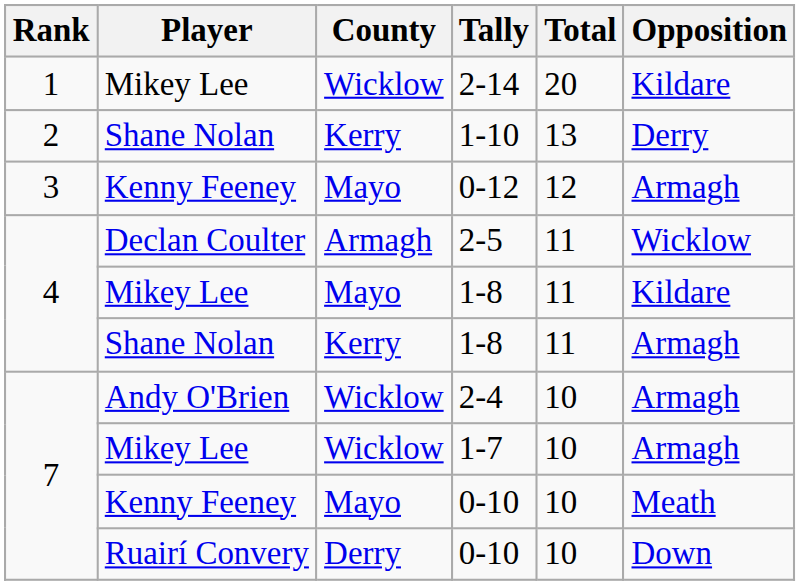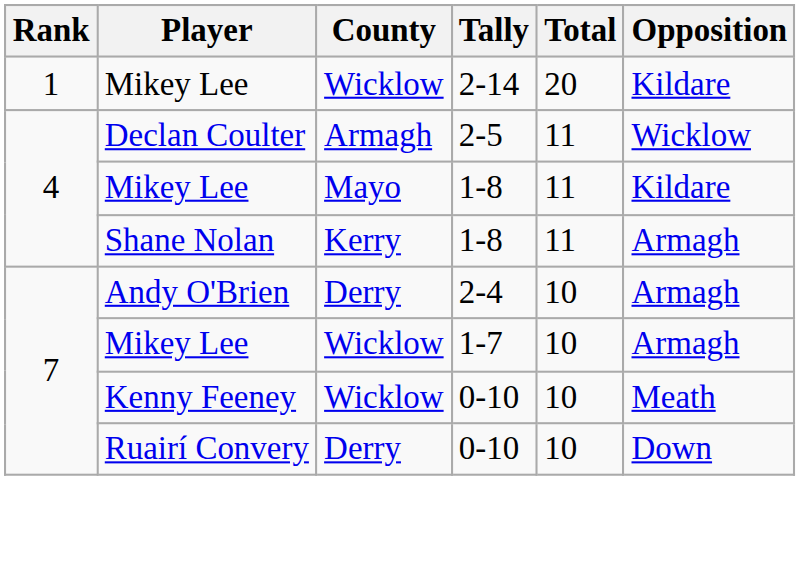- row: (189, 135)
- row: (200, 187)
(384, 396) Wicklow -> (363, 291) Derry
(363, 501) Mayo -> (384, 396) Wicklow
